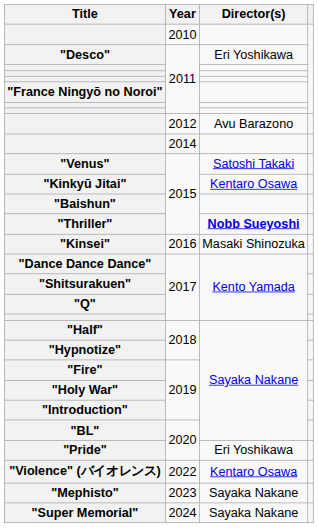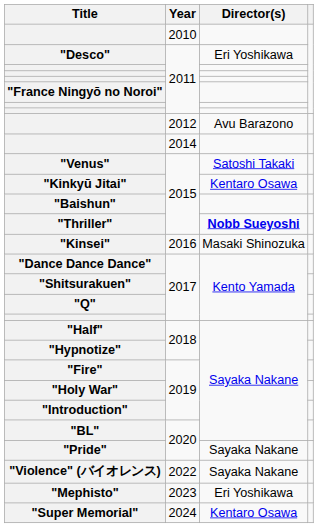(254, 450) Eri Yoshikawa -> (254, 450) Sayaka Nakane
(254, 471) Kentaro Osawa -> (254, 471) Sayaka Nakane
(254, 492) Sayaka Nakane -> (254, 492) Eri Yoshikawa
(254, 512) Sayaka Nakane -> (254, 512) Kentaro Osawa
